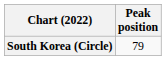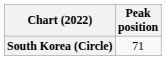(138, 45) 79 -> (138, 45) 71
